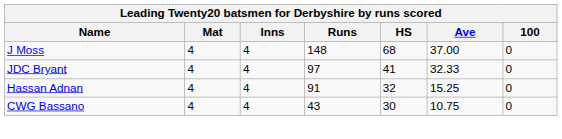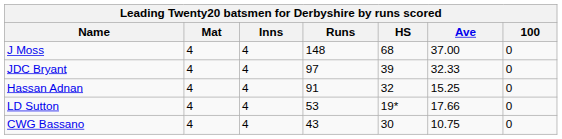(389, 69) 41 -> (387, 69) 39
+ row: (33, 106)
